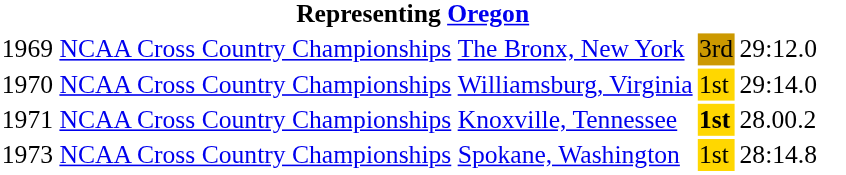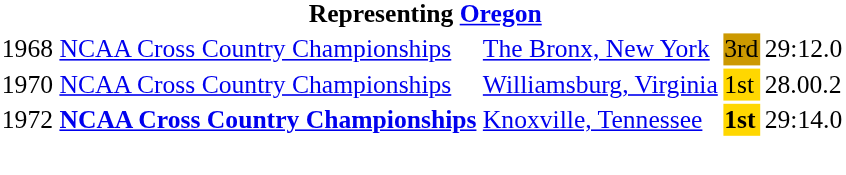(27, 49) 1969 -> (27, 49) 1968
(778, 84) 29:14.0 -> (803, 84) 28.00.2
(27, 119) 1971 -> (27, 119) 1972
(255, 119) normal -> (268, 119) bold
(778, 119) 28.00.2 -> (803, 119) 29:14.0
- row: (569, 154)
